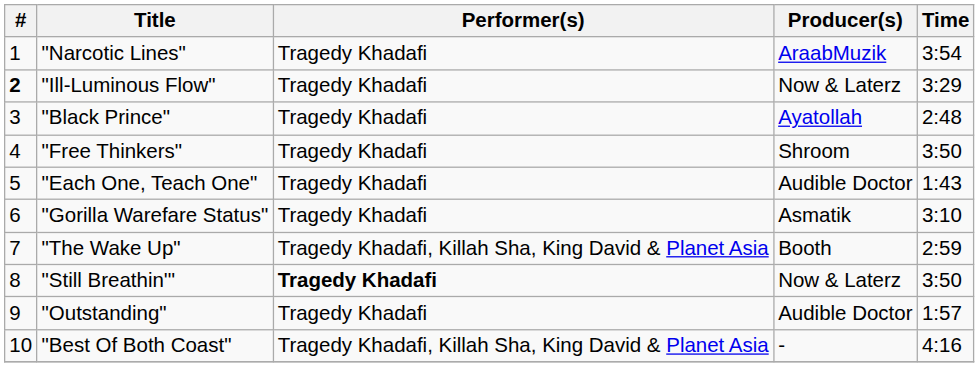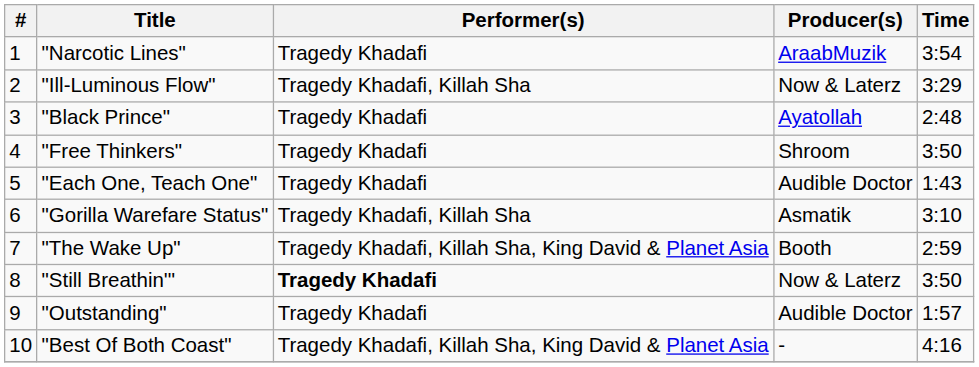(15, 85) bold -> (15, 85) normal
(352, 85) Tragedy Khadafi -> (404, 85) Tragedy Khadafi, Killah Sha
(352, 215) Tragedy Khadafi -> (404, 215) Tragedy Khadafi, Killah Sha
